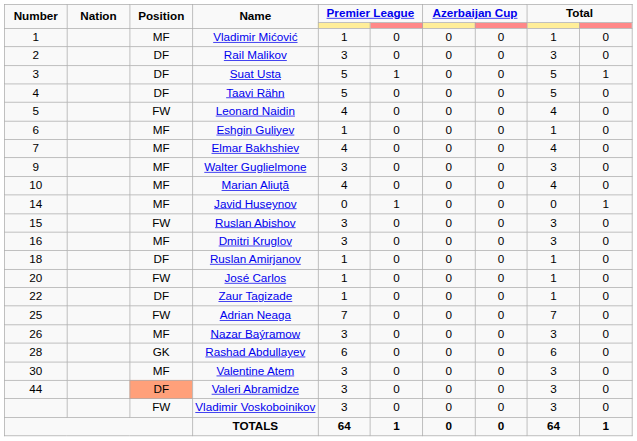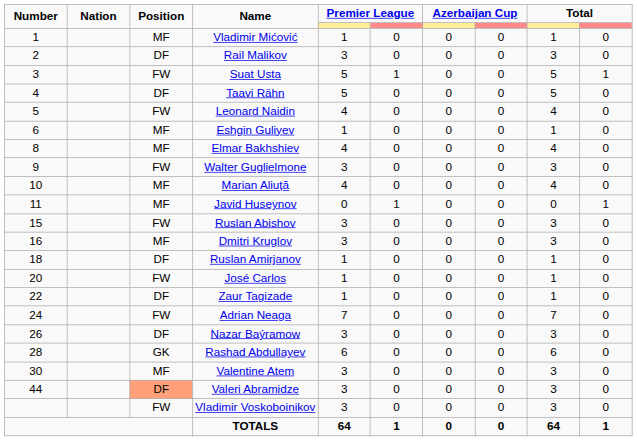(161, 74) DF -> (161, 74) FW
(36, 148) 7 -> (36, 148) 8
(161, 167) MF -> (161, 167) FW
(36, 204) 14 -> (36, 204) 11
(36, 315) 25 -> (36, 315) 24
(161, 334) MF -> (161, 334) DF
